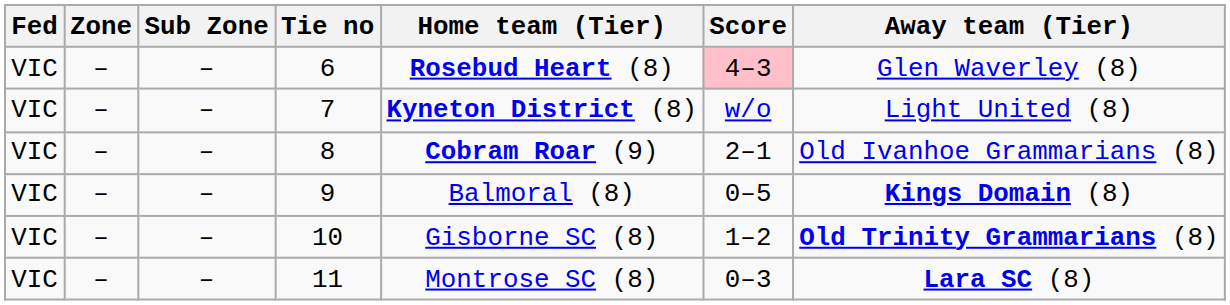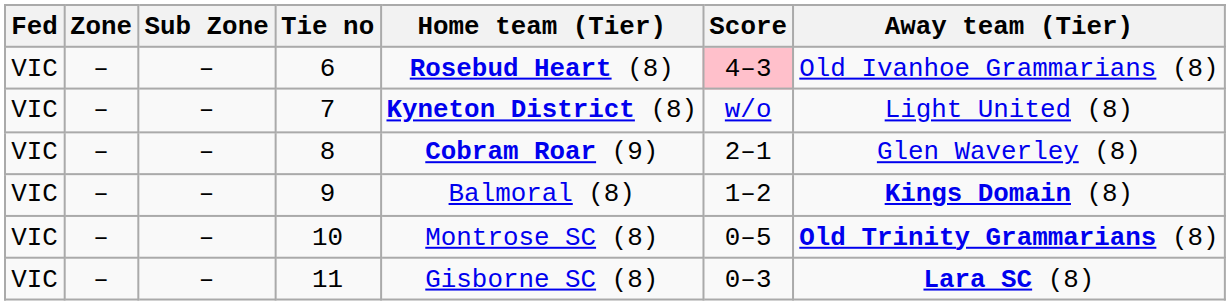(1009, 68) Glen Waverley (8) -> (1009, 68) Old Ivanhoe Grammarians (8)
(1009, 153) Old Ivanhoe Grammarians (8) -> (1009, 153) Glen Waverley (8)
(748, 195) 0–5 -> (748, 195) 1–2
(542, 237) Gisborne SC (8) -> (542, 237) Montrose SC (8)
(748, 237) 1–2 -> (748, 237) 0–5
(542, 279) Montrose SC (8) -> (542, 279) Gisborne SC (8)
